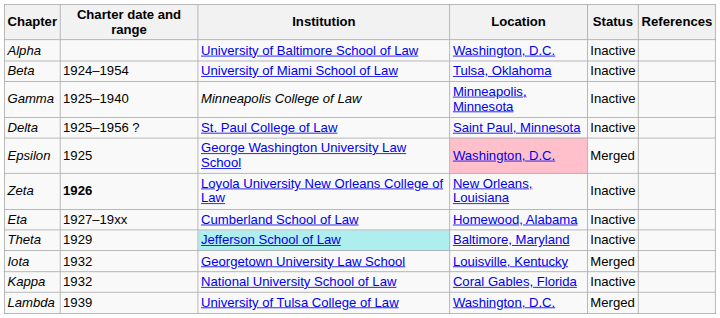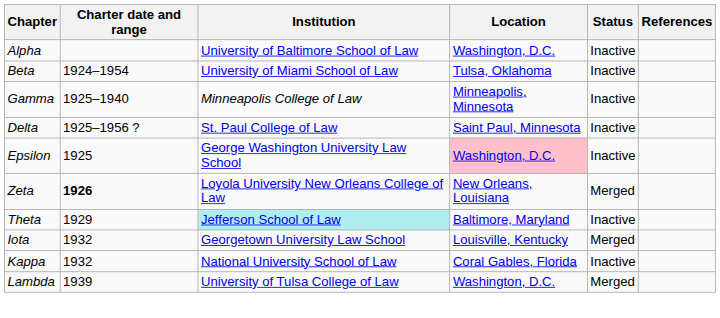(613, 155) Merged -> (613, 155) Inactive
(613, 191) Inactive -> (613, 191) Merged
- row: (17, 219)
